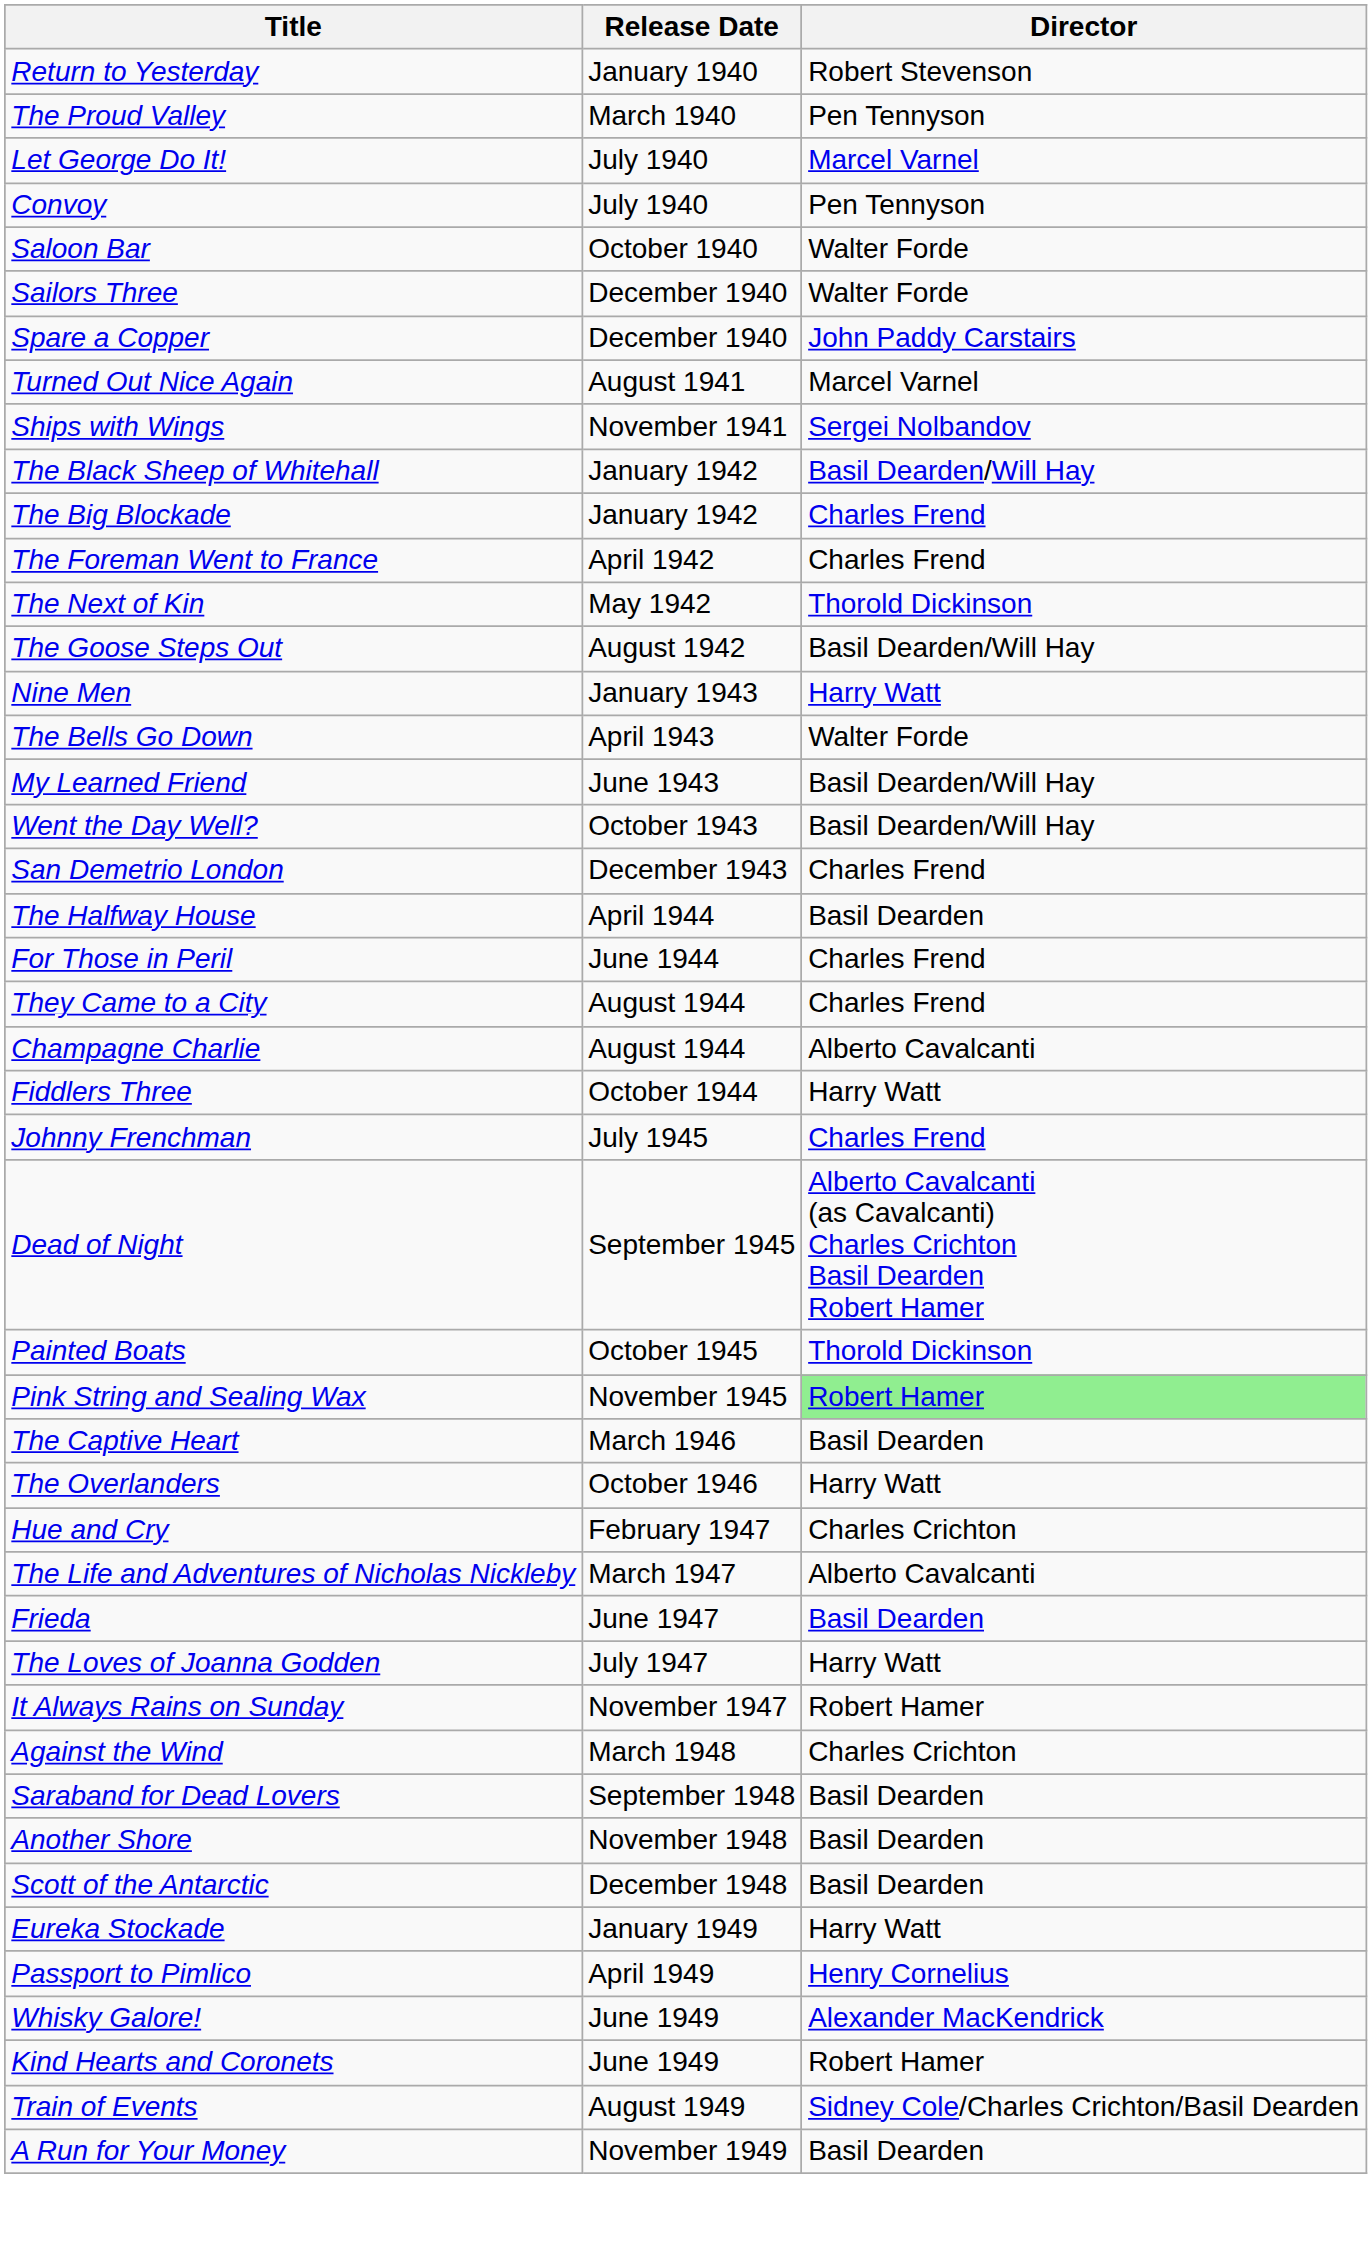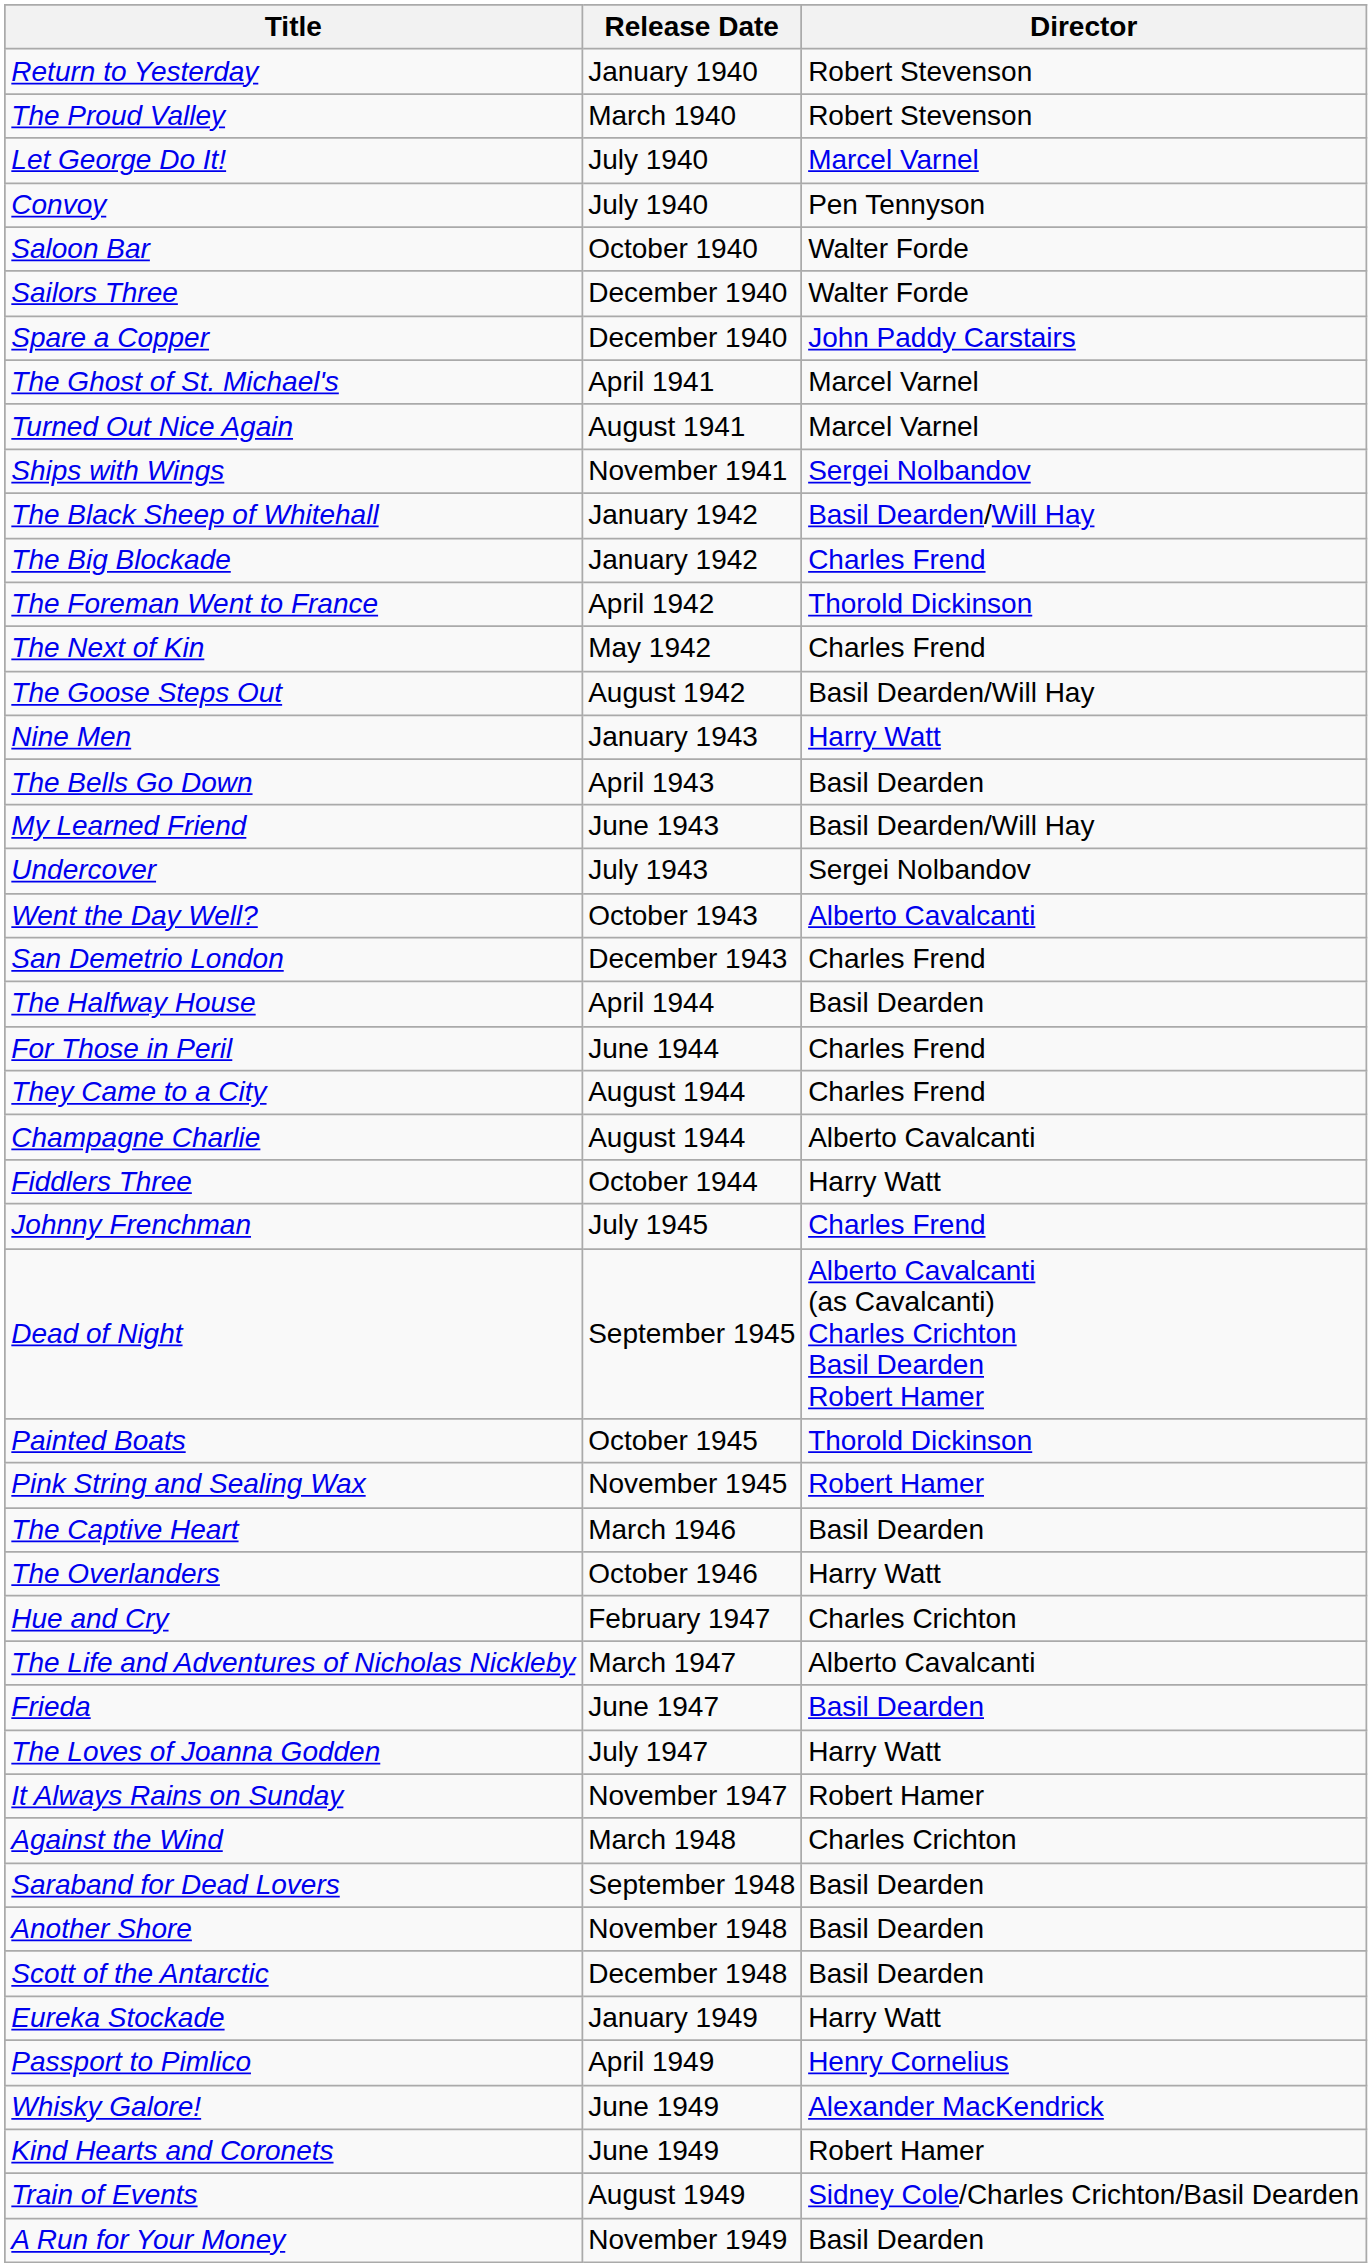(897, 115) Pen Tennyson -> (920, 115) Robert Stevenson
+ row: (175, 381)
(897, 559) Charles Frend -> (920, 603) Thorold Dickinson
(920, 603) Thorold Dickinson -> (897, 648) Charles Frend
(889, 737) Walter Forde -> (896, 781) Basil Dearden
+ row: (84, 870)
(951, 826) Basil Dearden/Will Hay -> (922, 914) Alberto Cavalcanti
(896, 1396) lightgreen background -> (896, 1484) no background
